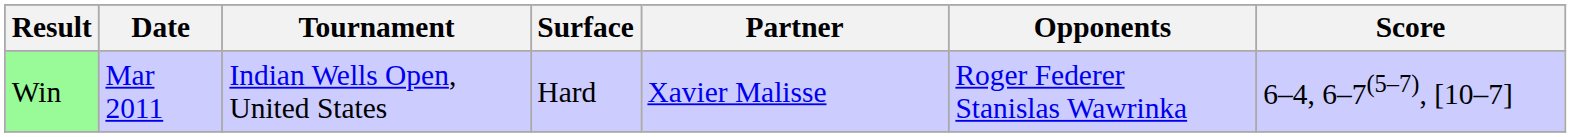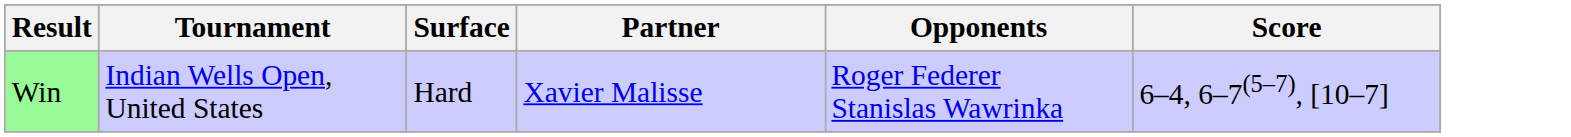- column: (161, 27)
